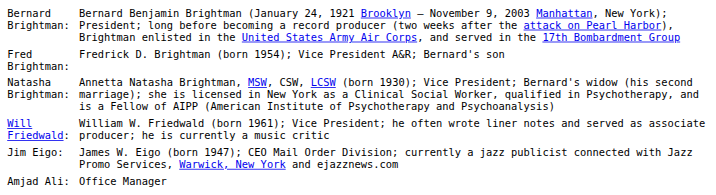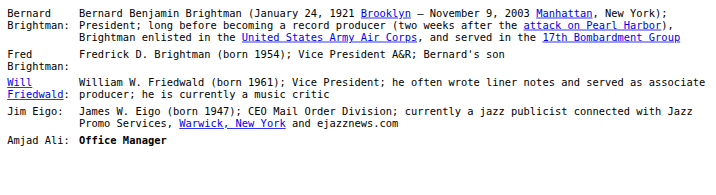- row: (39, 89)
(123, 181) normal -> (123, 140) bold
